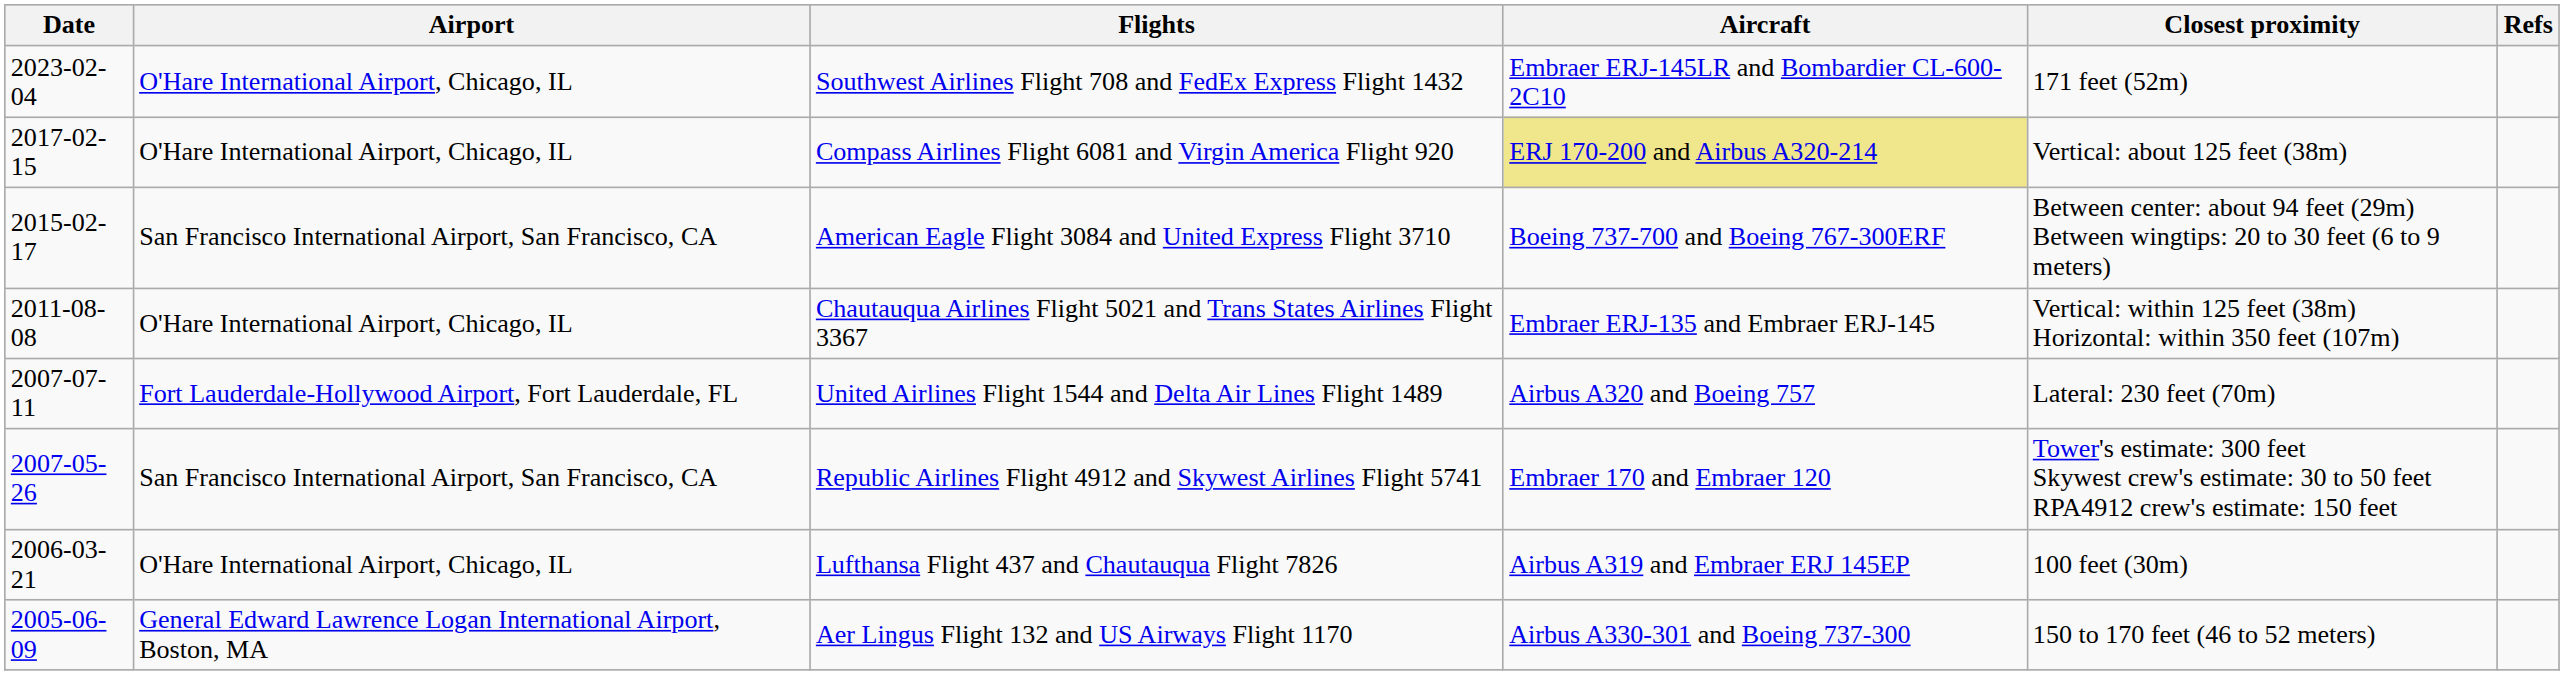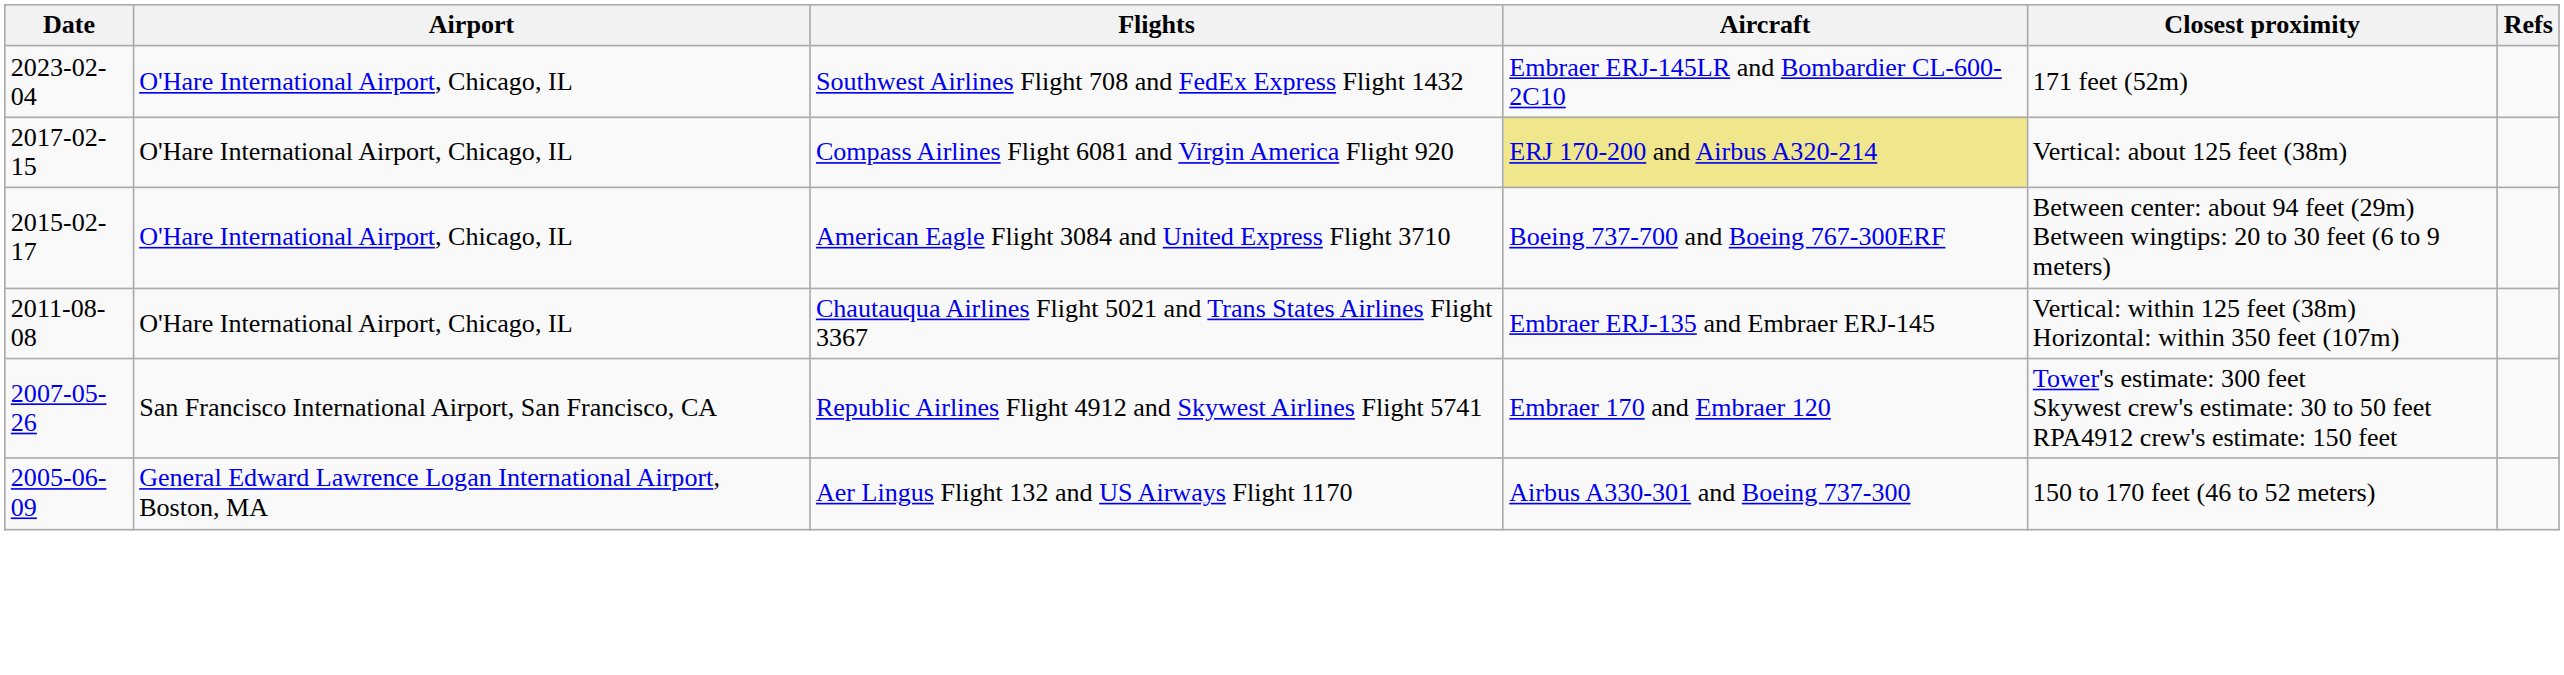(428, 237) San Francisco International Airport, San Francisco, CA -> (356, 237) O'Hare International Airport, Chicago, IL
- row: (1129, 393)
- row: (1077, 564)
